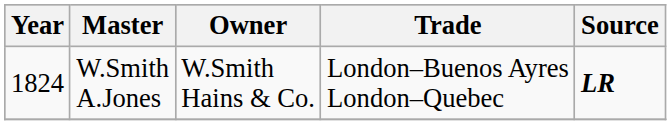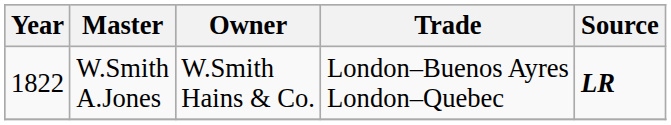(38, 82) 1824 -> (38, 82) 1822
